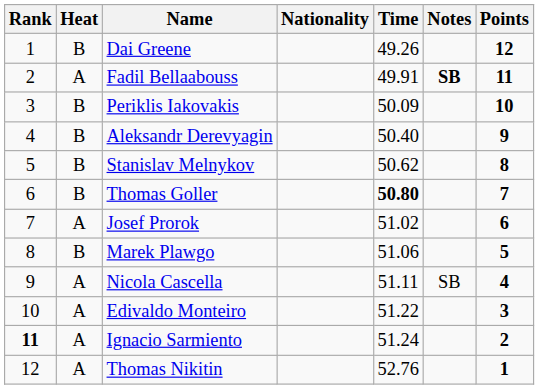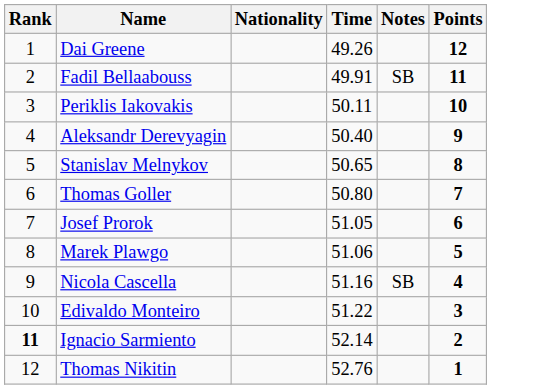- column: (79, 19)
(449, 77) bold -> (403, 77) normal
(398, 106) 50.09 -> (352, 106) 50.11
(398, 164) 50.62 -> (352, 164) 50.65
(398, 194) bold -> (352, 194) normal
(398, 223) 51.02 -> (352, 223) 51.05
(398, 281) 51.11 -> (352, 281) 51.16
(398, 340) 51.24 -> (352, 340) 52.14
